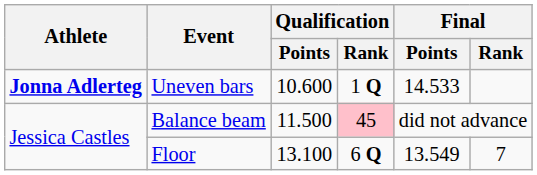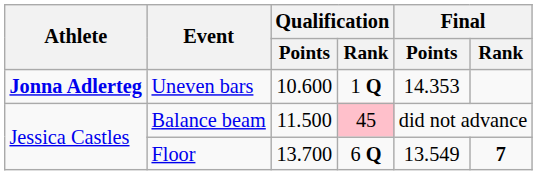(432, 86) 14.533 -> (432, 86) 14.353
(304, 153) 13.100 -> (304, 153) 13.700
(501, 153) normal -> (501, 153) bold
